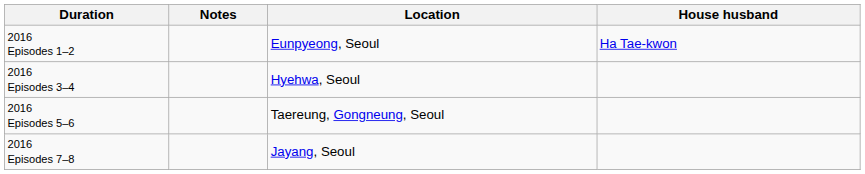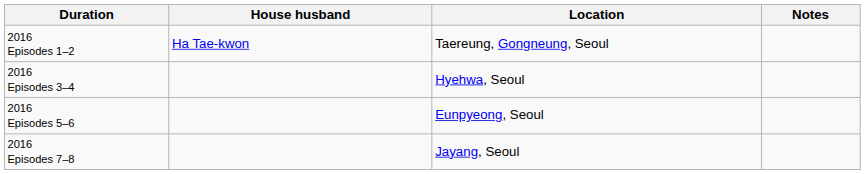columns swapped: (728, 15) <-> (218, 15)
(325, 43) Eunpyeong, Seoul -> (522, 43) Taereung, Gongneung, Seoul
(357, 115) Taereung, Gongneung, Seoul -> (489, 115) Eunpyeong, Seoul
